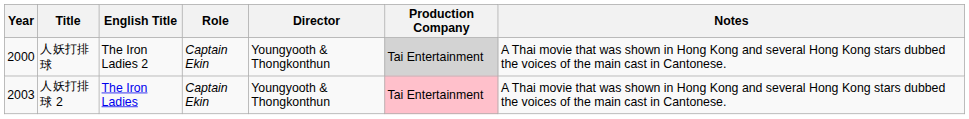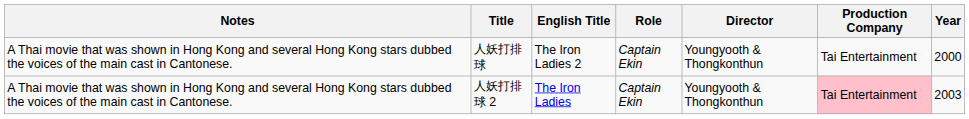columns swapped: (21, 21) <-> (731, 21)
(435, 56) lightgrey background -> (869, 56) no background
